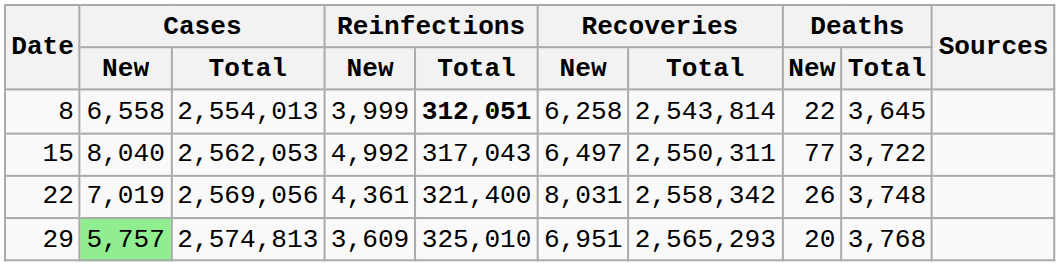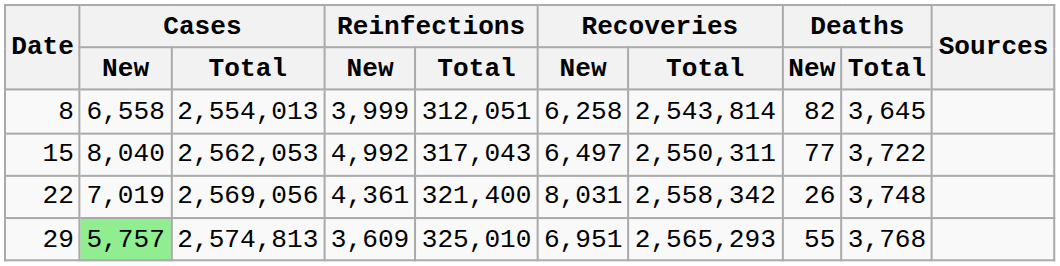(477, 111) bold -> (477, 111) normal
(820, 111) 22 -> (820, 111) 82
(820, 239) 20 -> (820, 239) 55
